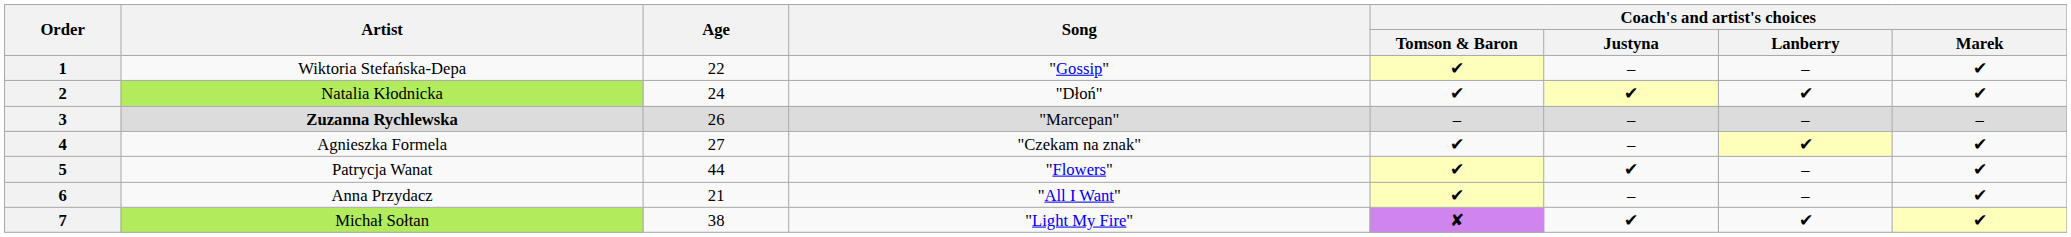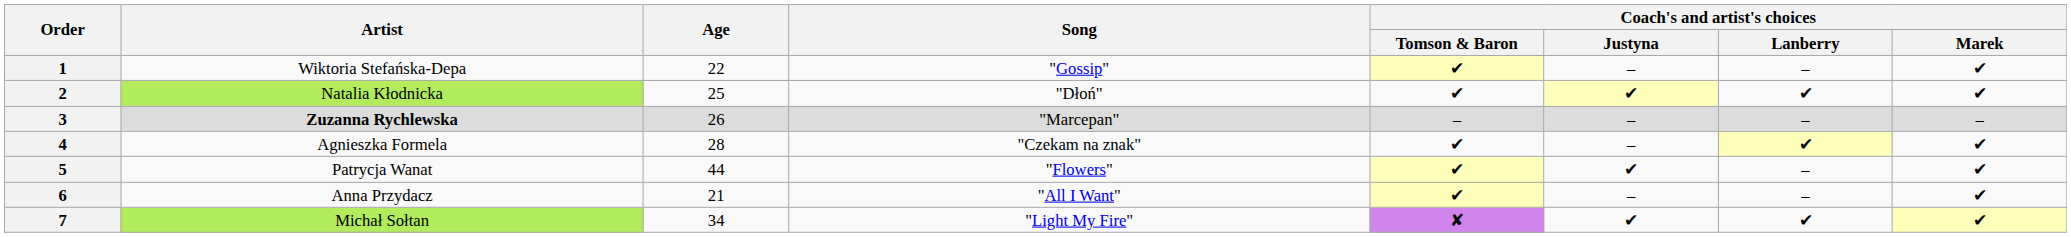(716, 93) 24 -> (716, 93) 25
(716, 144) 27 -> (716, 144) 28
(716, 220) 38 -> (716, 220) 34
